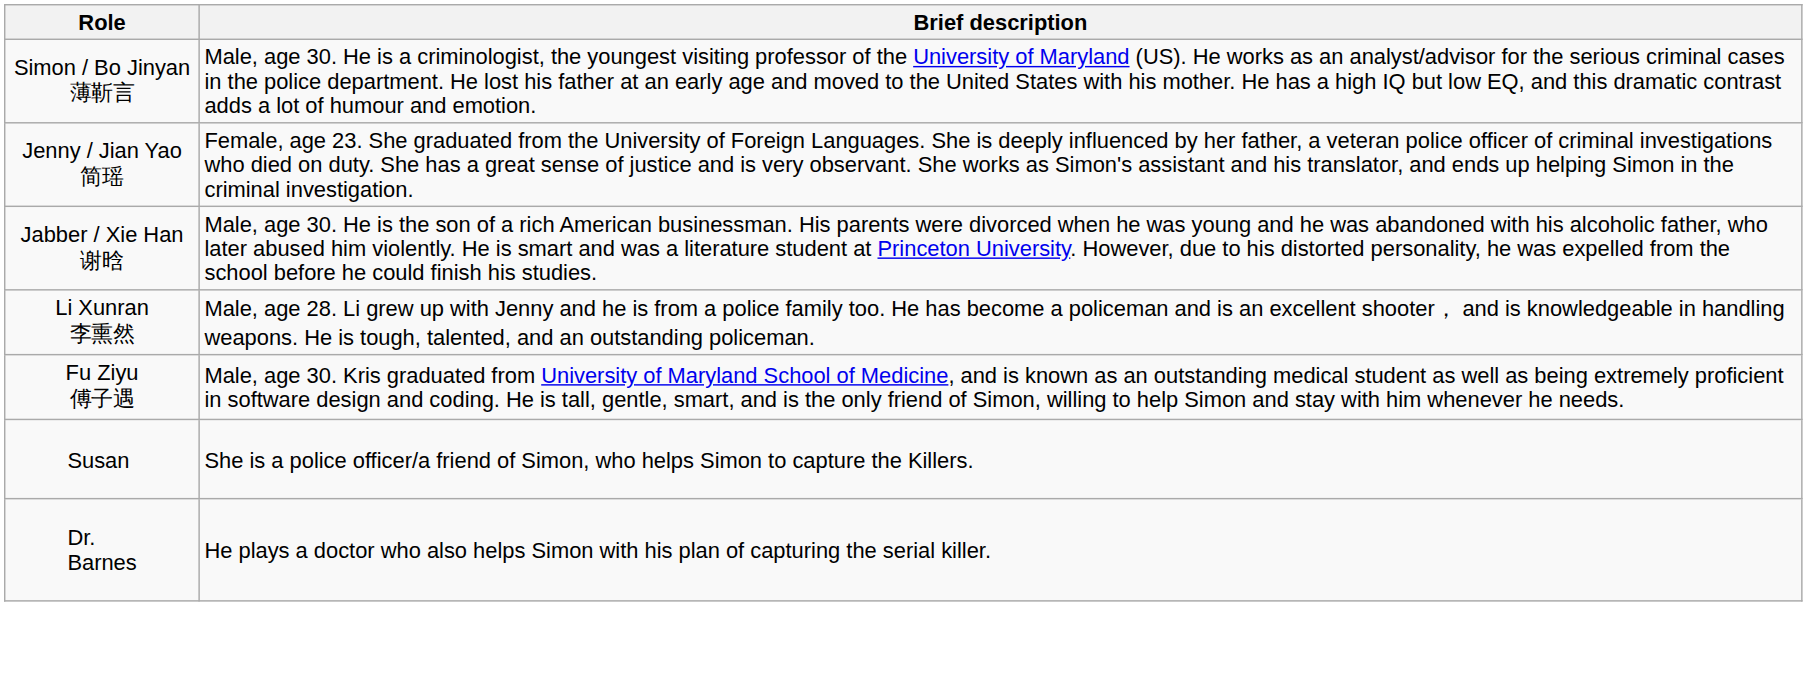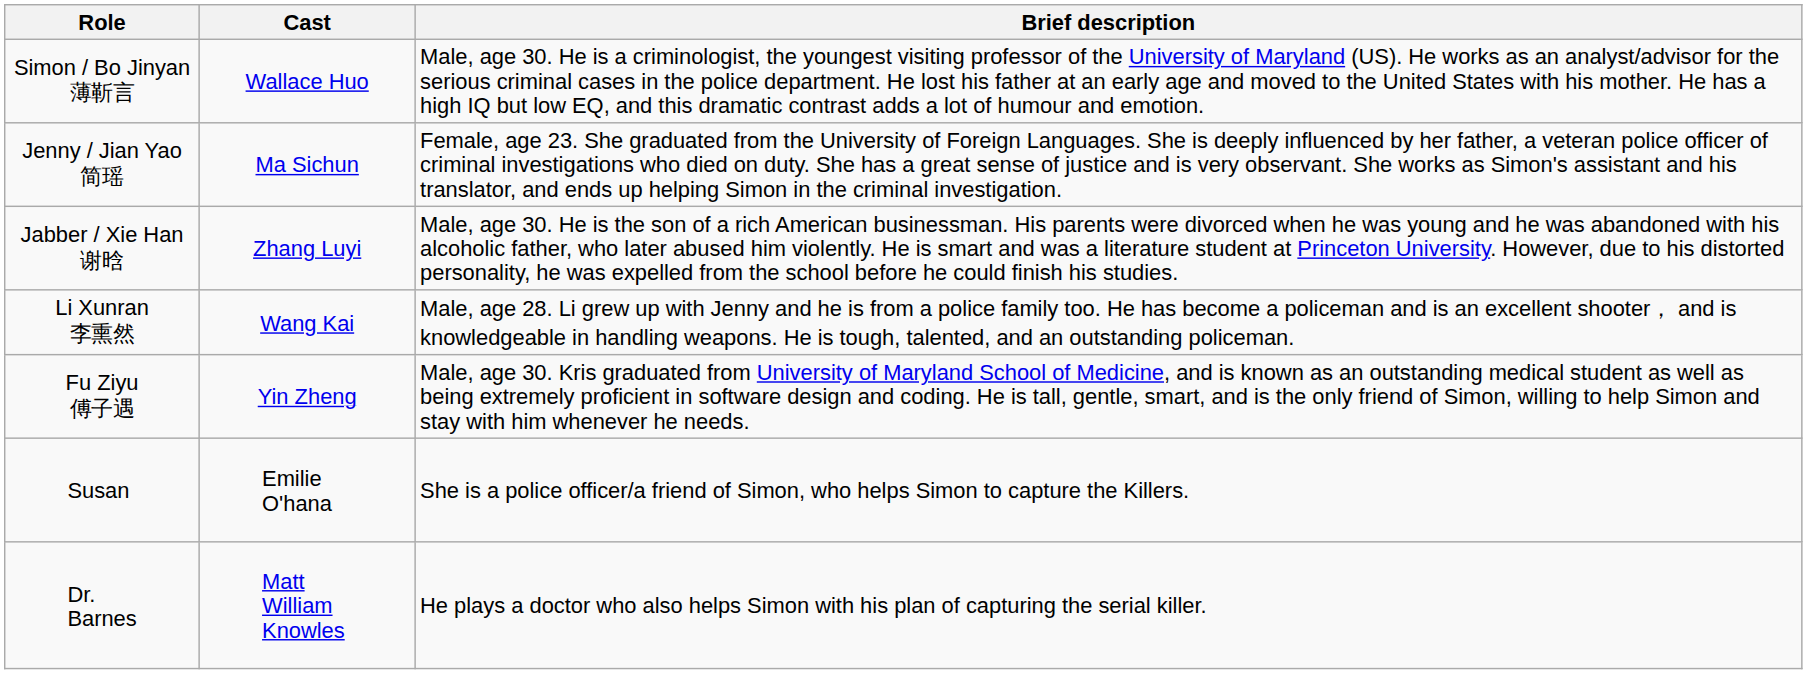+ column: (307, 22)
